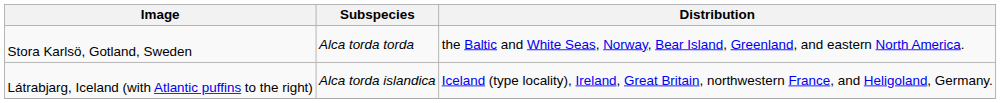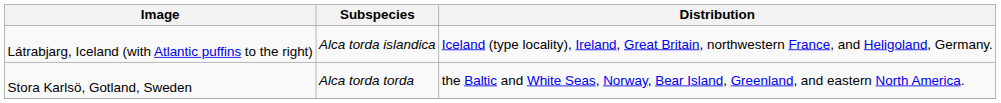rows swapped: (100, 51) <-> (160, 88)
